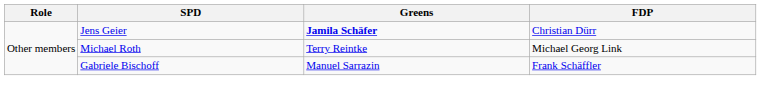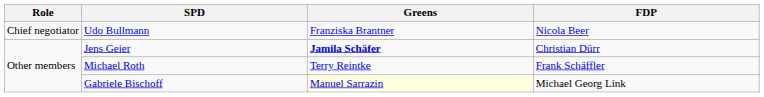+ row: (117, 30)
(577, 48) Michael Georg Link -> (570, 65) Frank Schäffler
(343, 65) no background -> (347, 83) lightyellow background
(567, 65) Frank Schäffler -> (581, 83) Michael Georg Link
